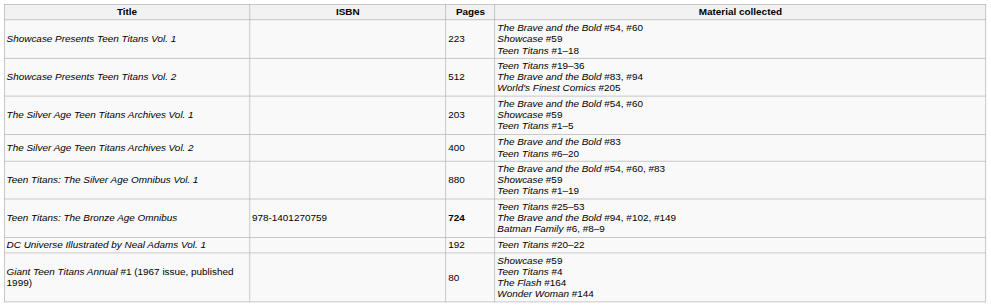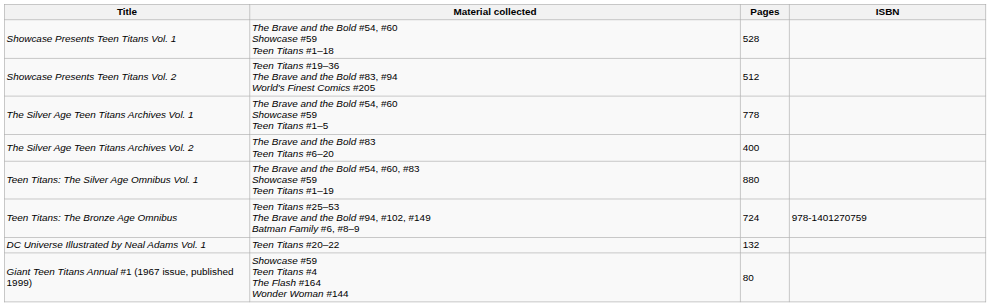columns swapped: (740, 12) <-> (348, 12)
(457, 39) 223 -> (751, 39) 528
(457, 115) 203 -> (751, 115) 778
(457, 218) bold -> (751, 218) normal
(457, 245) 192 -> (751, 245) 132
